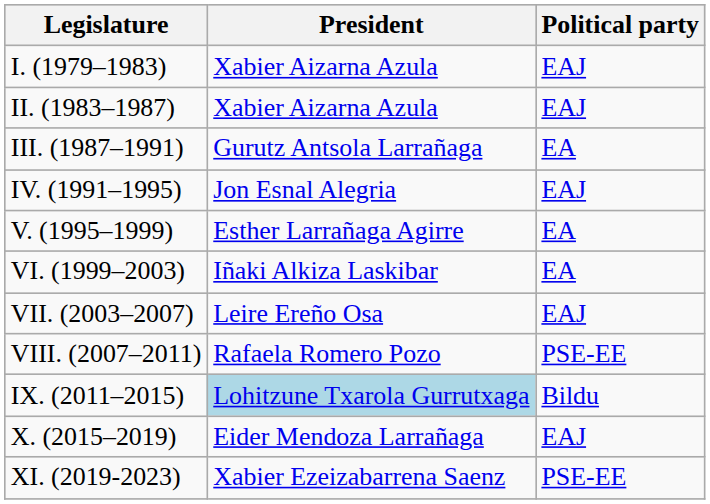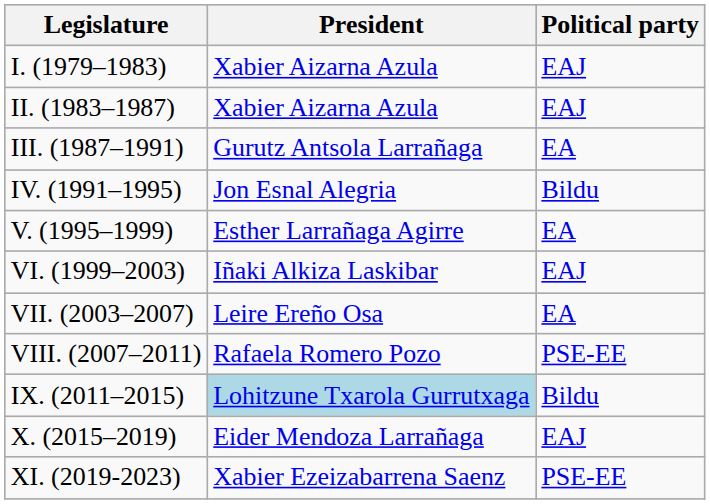(564, 189) EAJ -> (570, 189) Bildu
(559, 271) EA -> (564, 271) EAJ
(564, 312) EAJ -> (559, 312) EA
